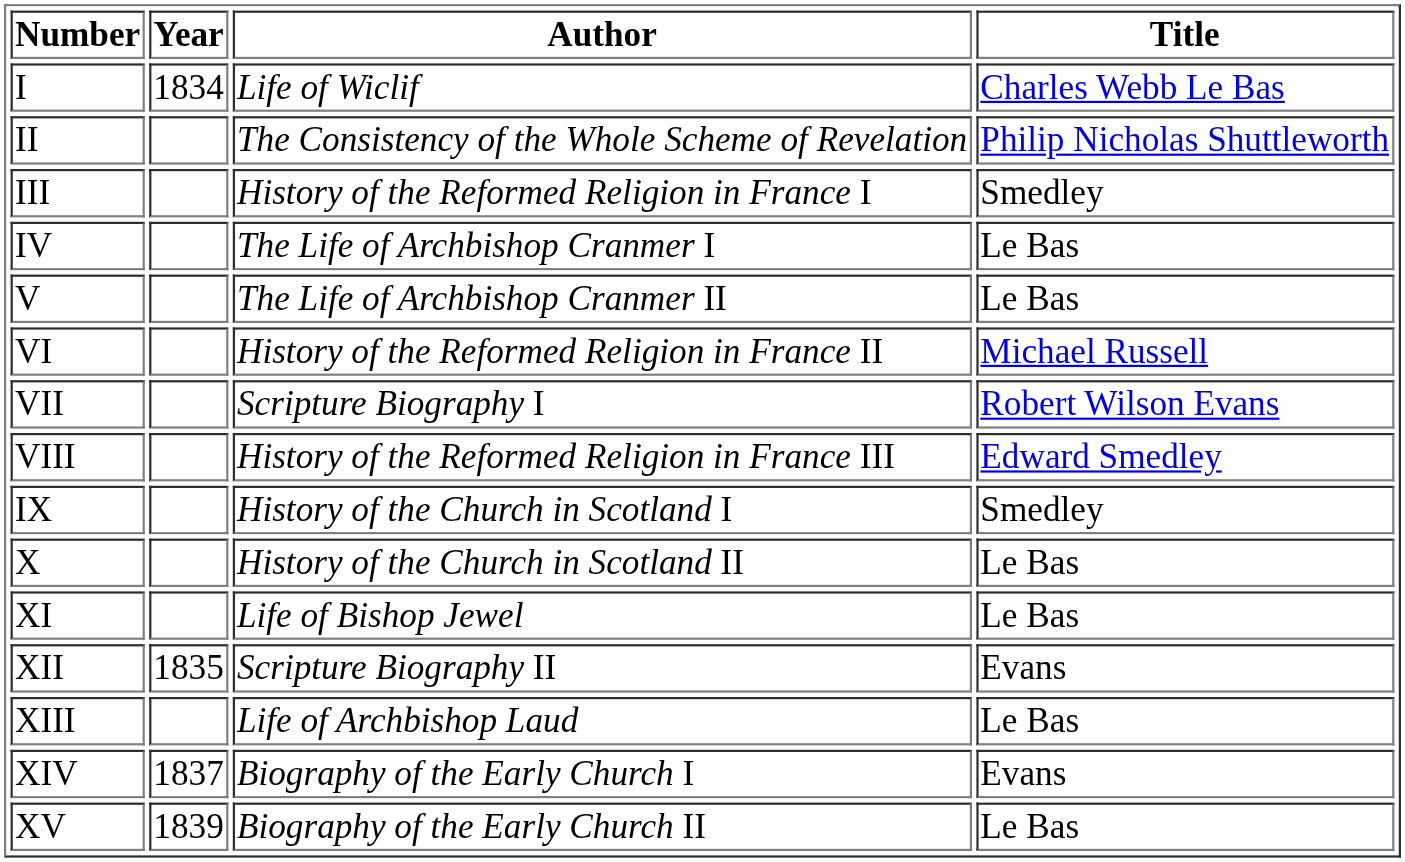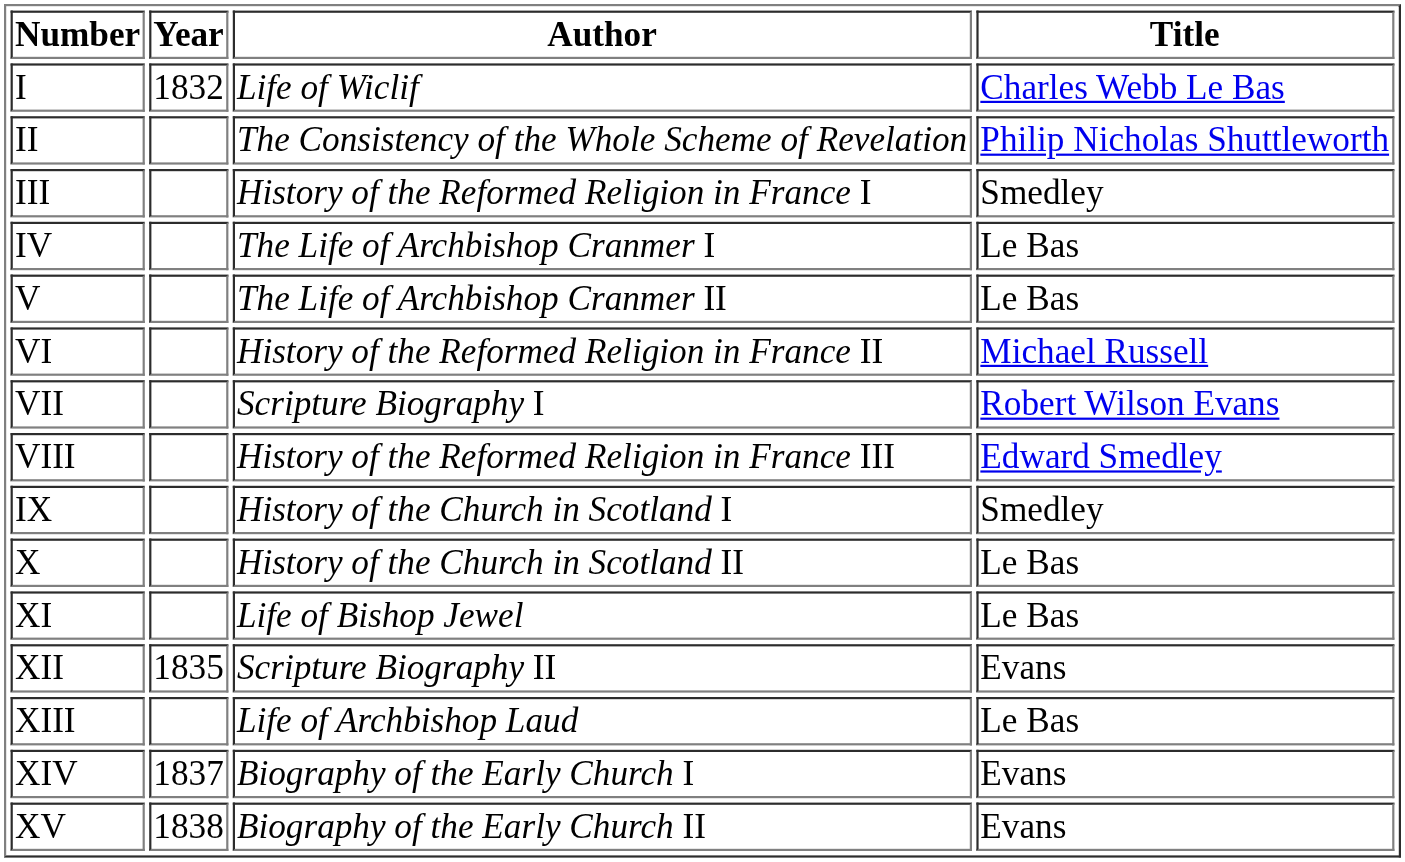(189, 87) 1834 -> (189, 87) 1832
(189, 826) 1839 -> (189, 826) 1838
(1030, 826) Le Bas -> (1023, 826) Evans
